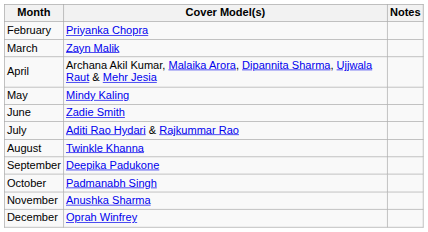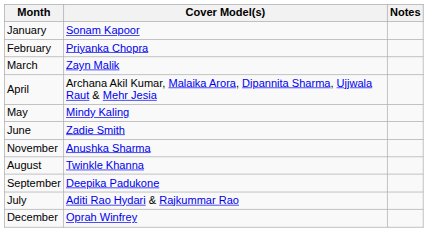+ row: (27, 30)
rows swapped: (17, 130) <-> (32, 200)
- row: (27, 183)
